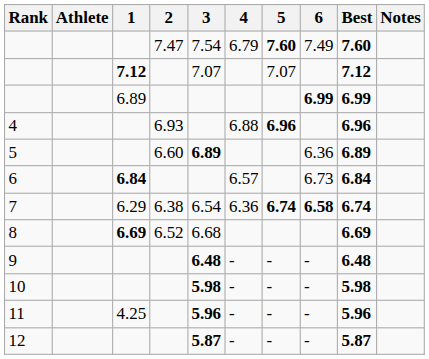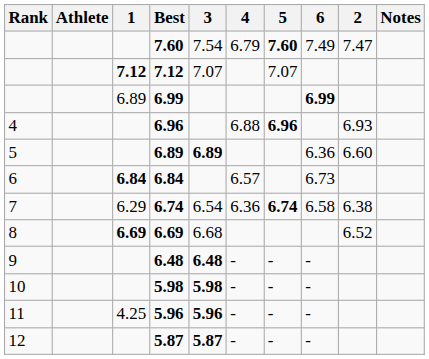columns swapped: (169, 17) <-> (357, 17)
(319, 206) bold -> (320, 206) normal
